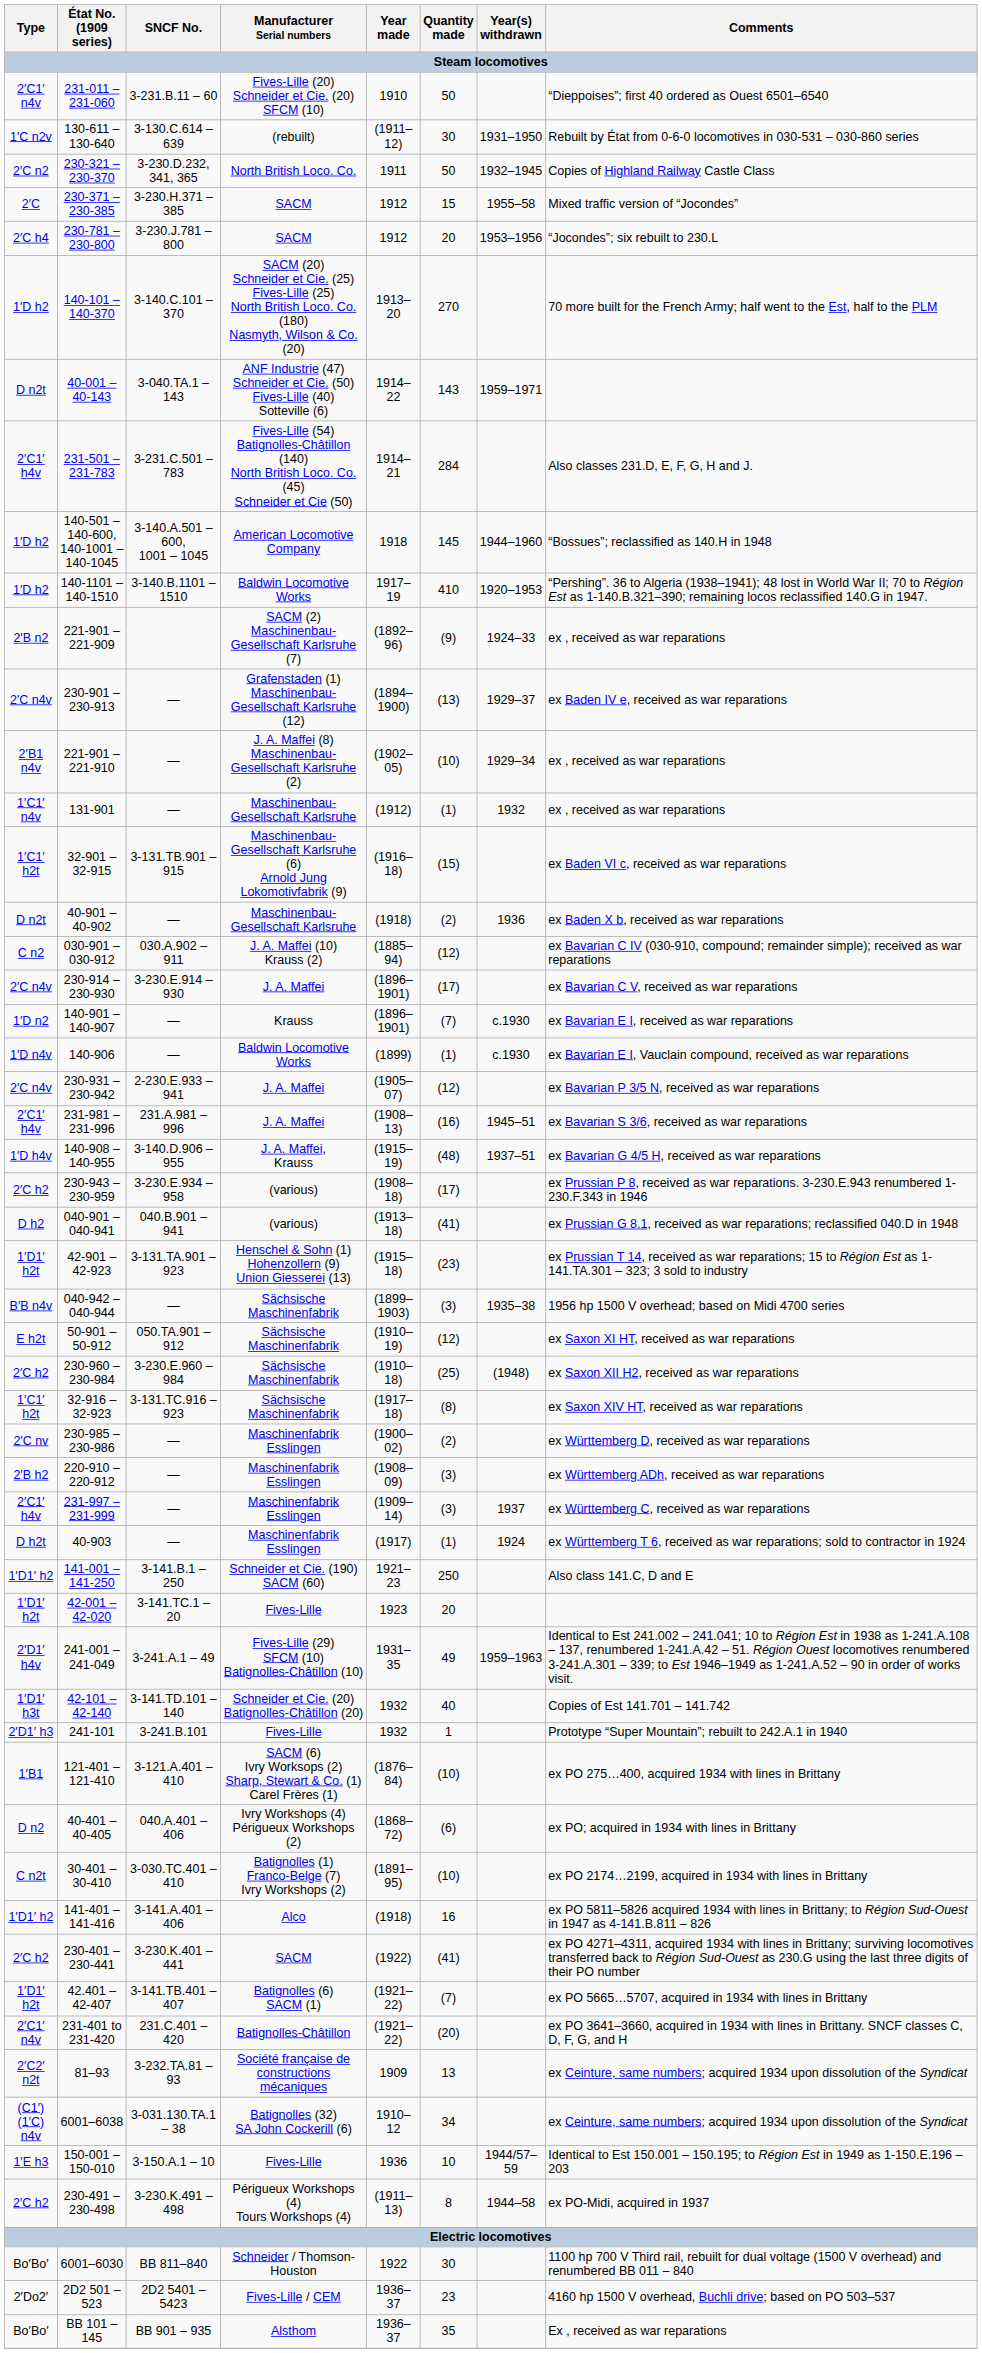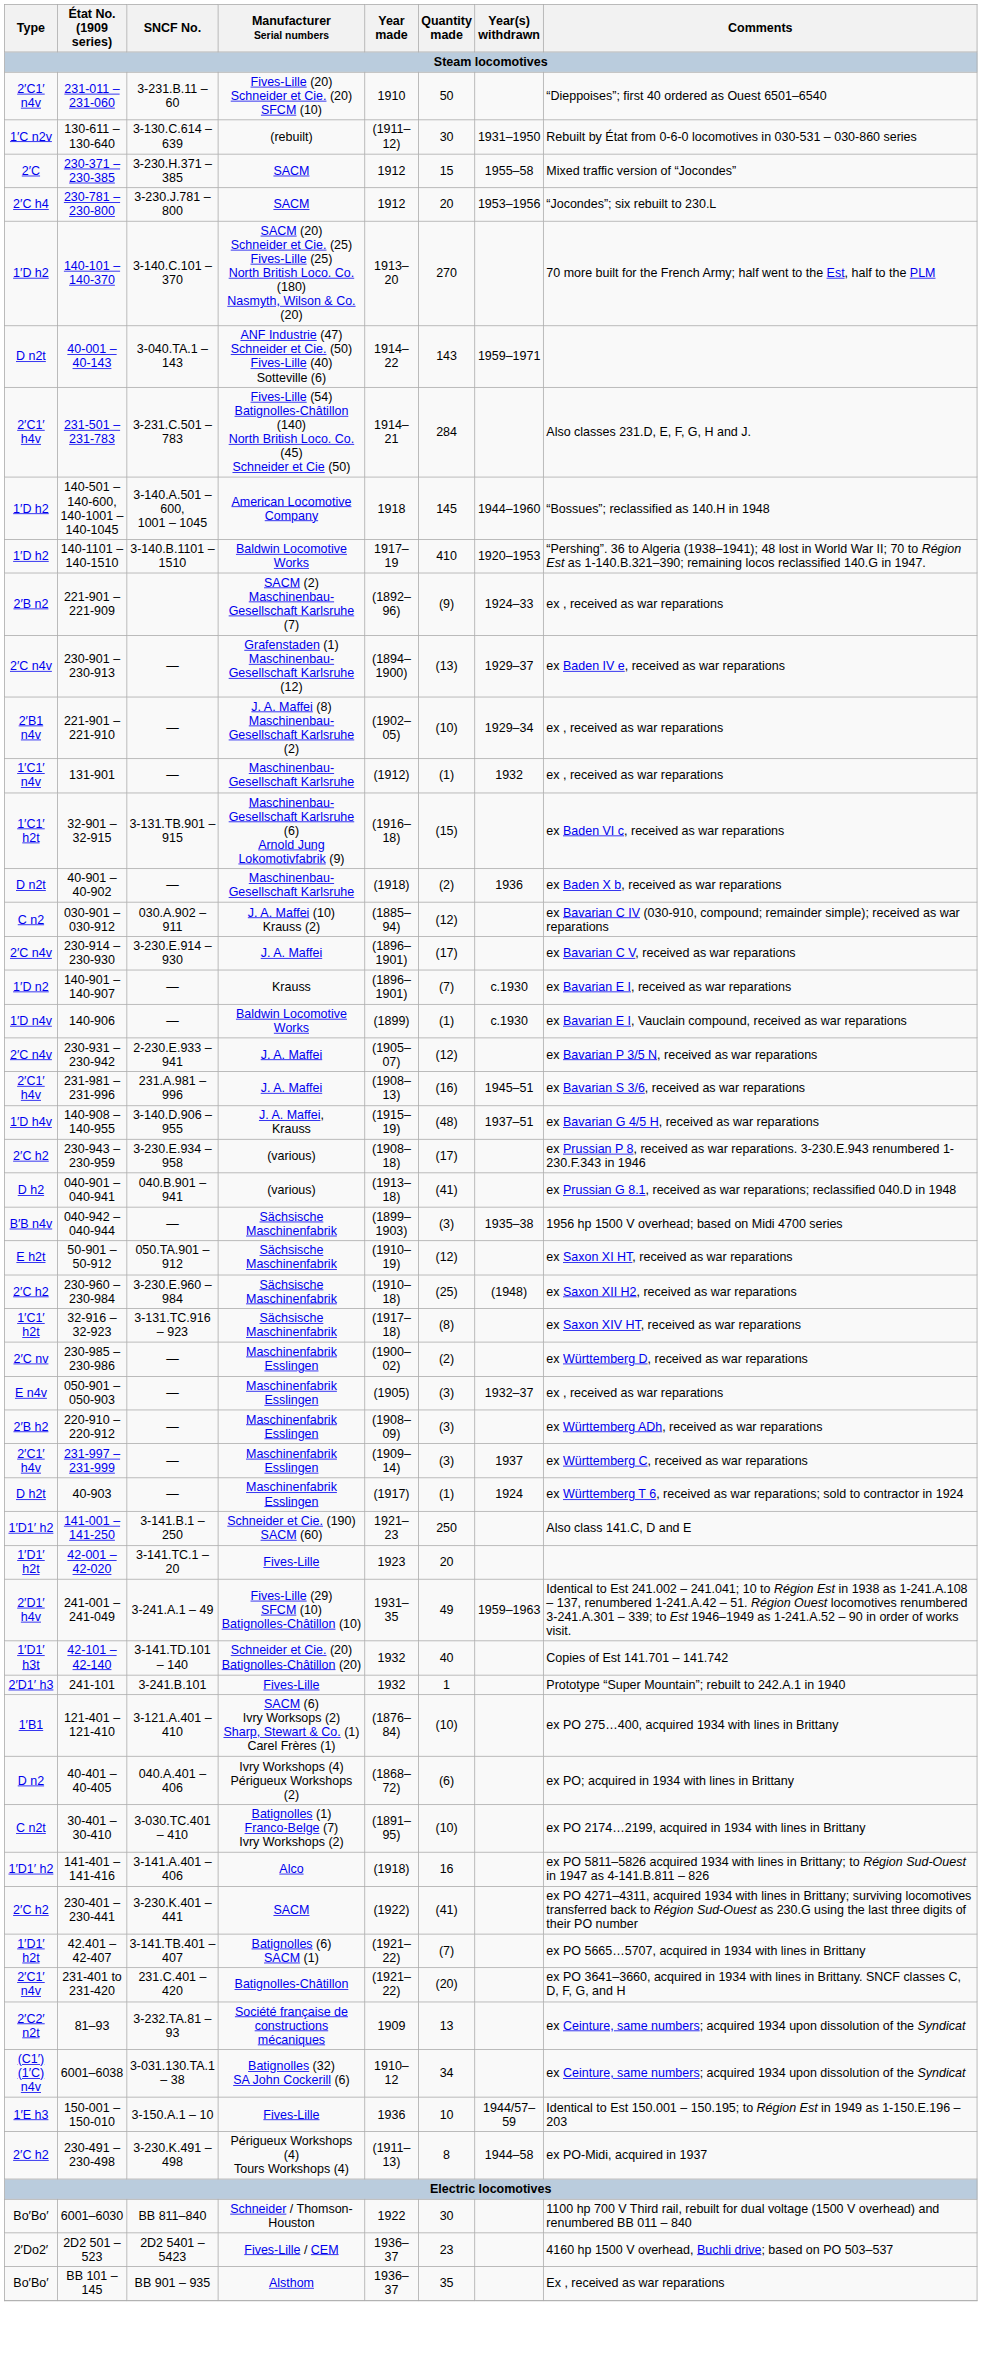- row: (92, 170)
- row: (92, 1264)
+ row: (92, 1393)
